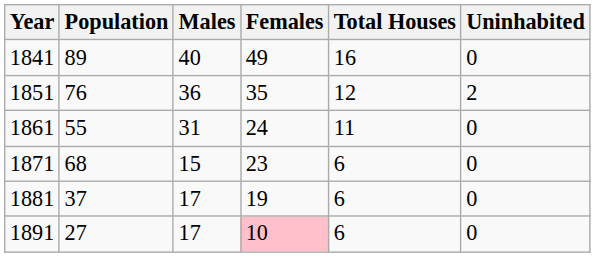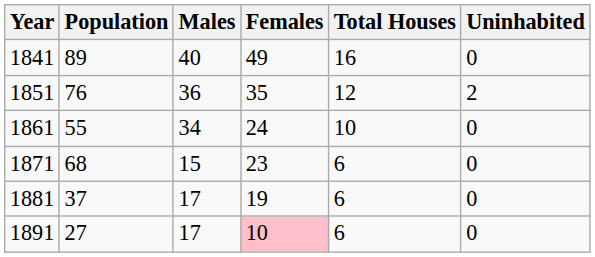(190, 127) 31 -> (190, 127) 34
(344, 127) 11 -> (345, 127) 10
